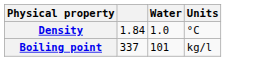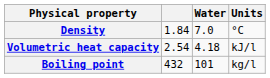(160, 30) 1.0 -> (204, 30) 7.0
+ row: (83, 47)
(129, 47) 337 -> (174, 64) 432
